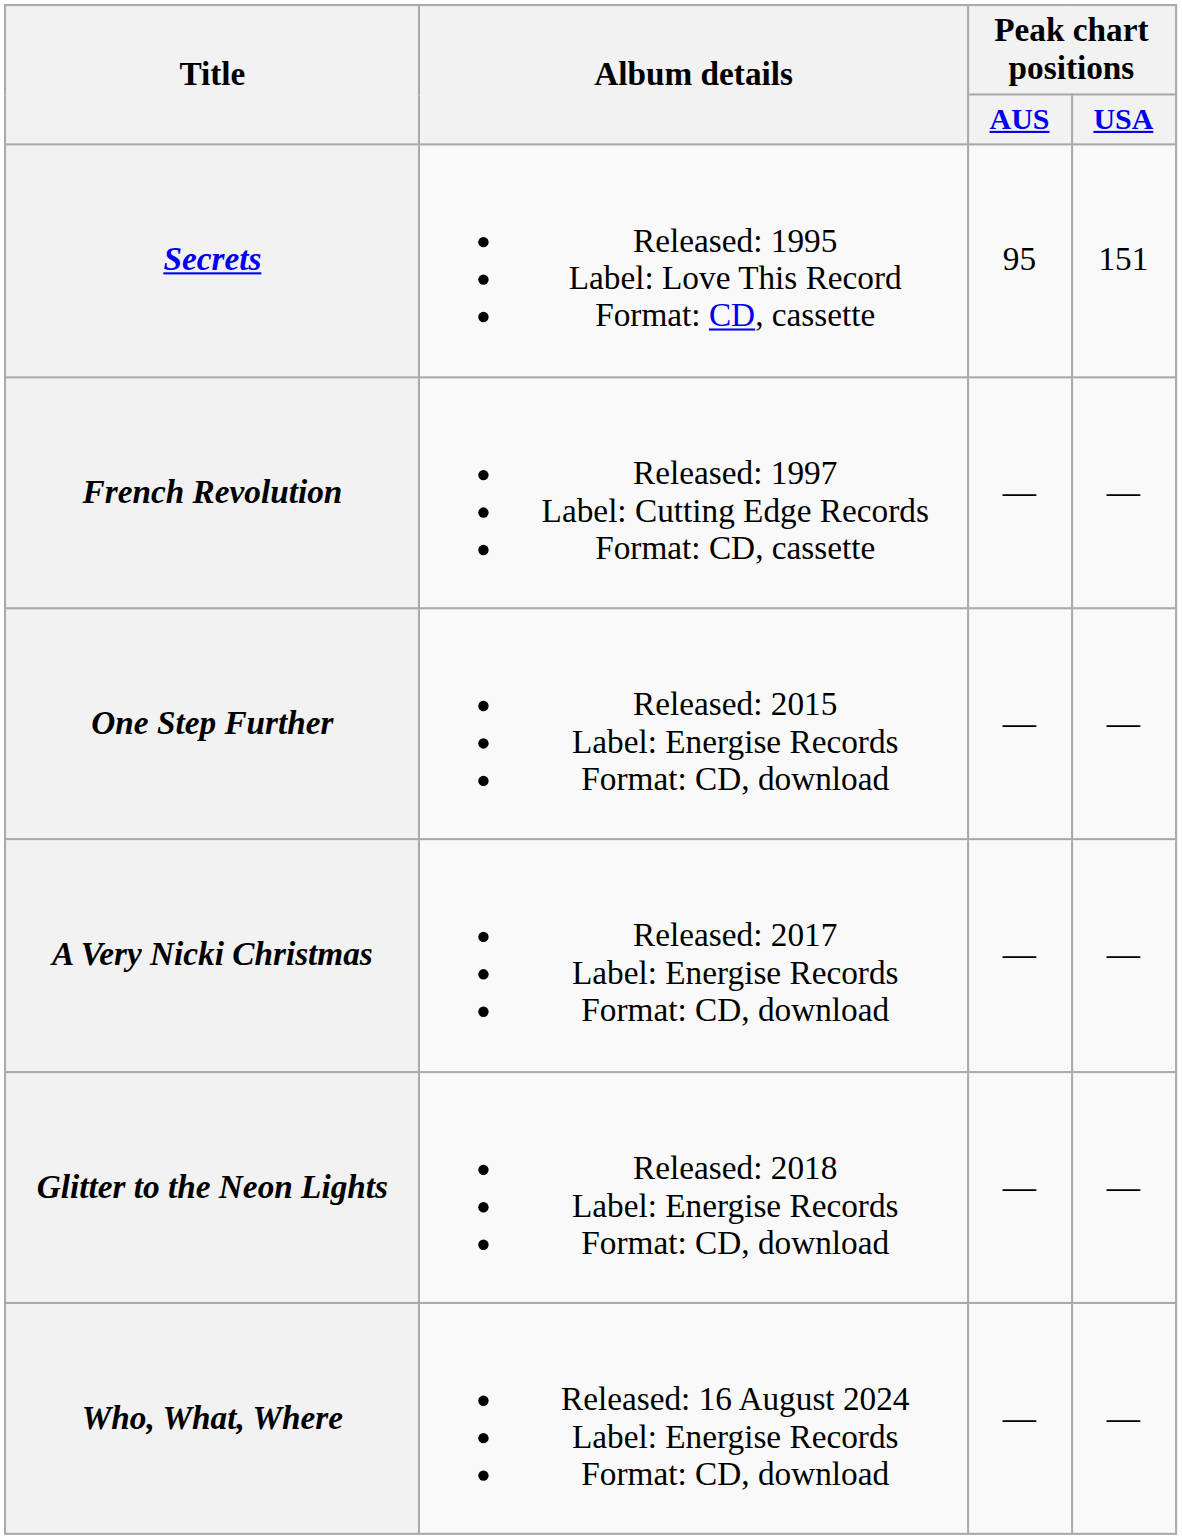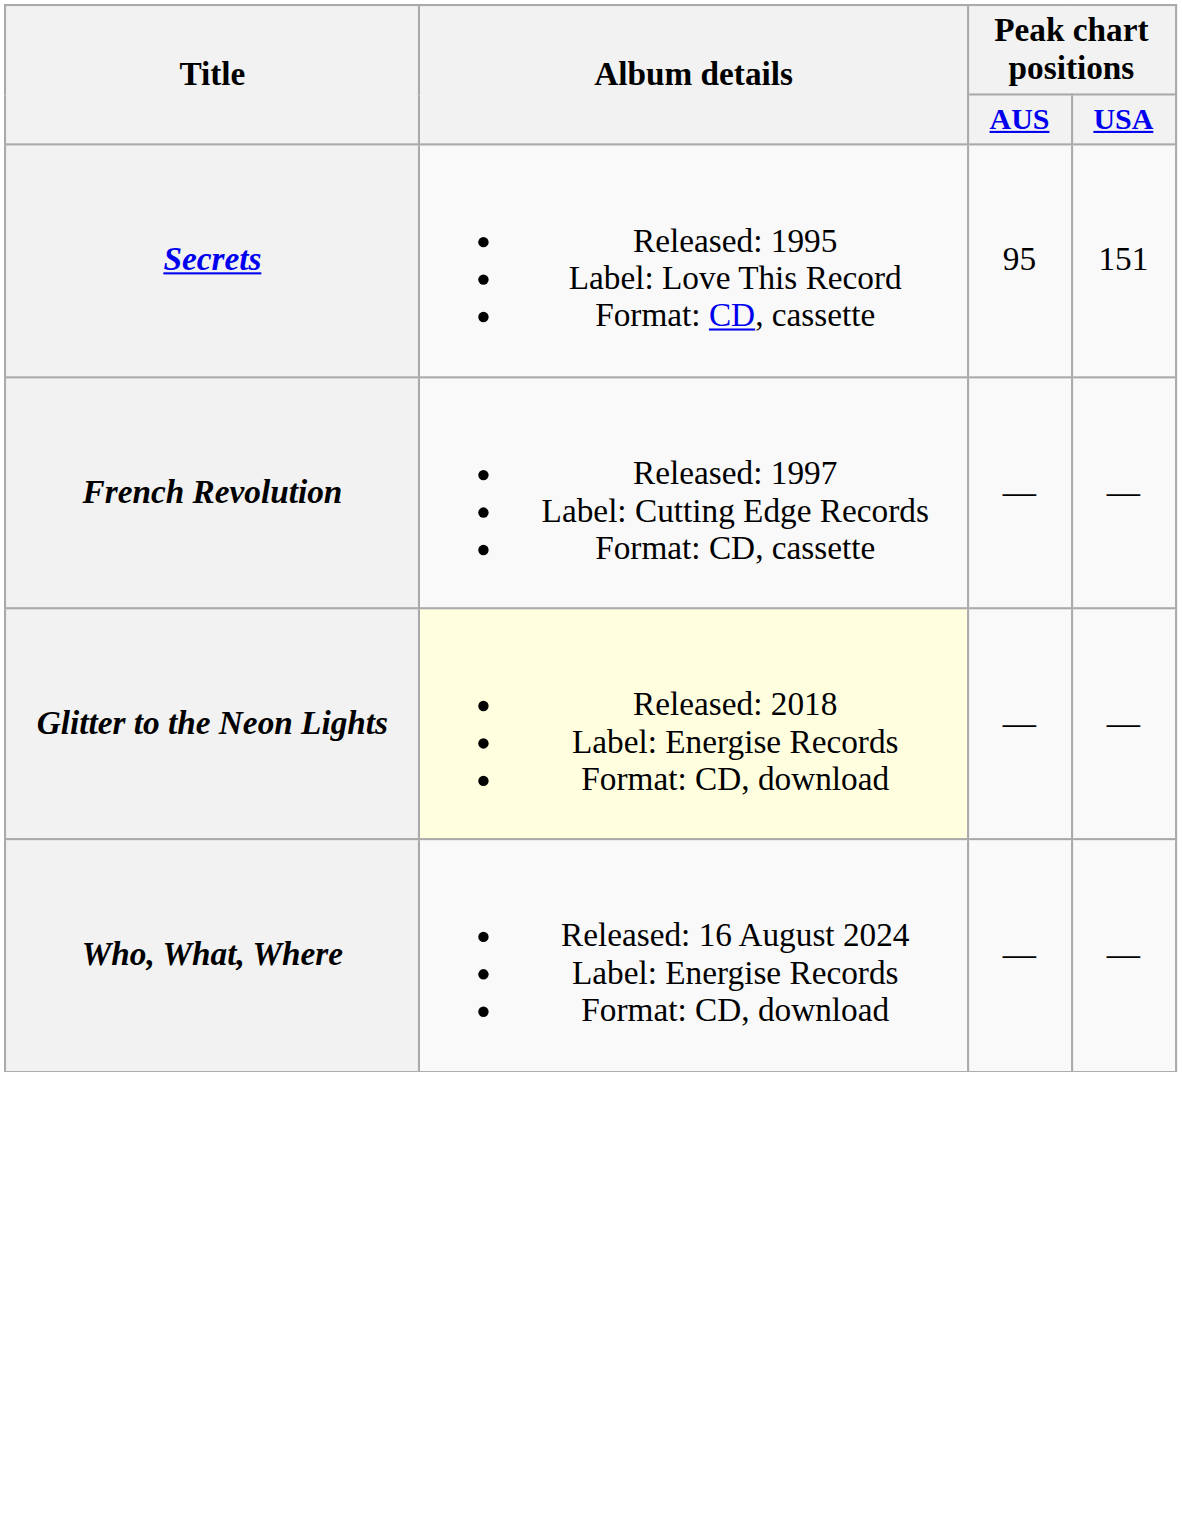- row: (212, 723)
- row: (212, 954)
(694, 1206) no background -> (694, 743) lightyellow background
